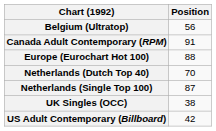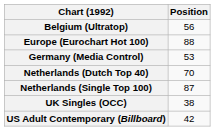- row: (87, 42)
+ row: (86, 57)
